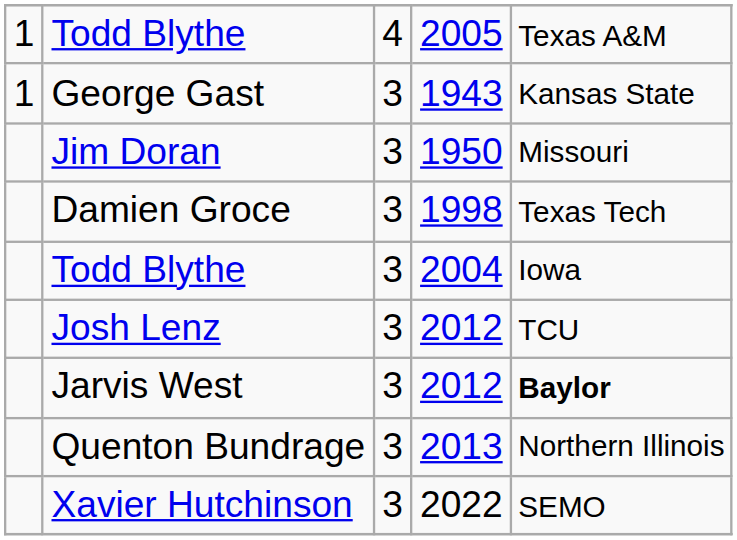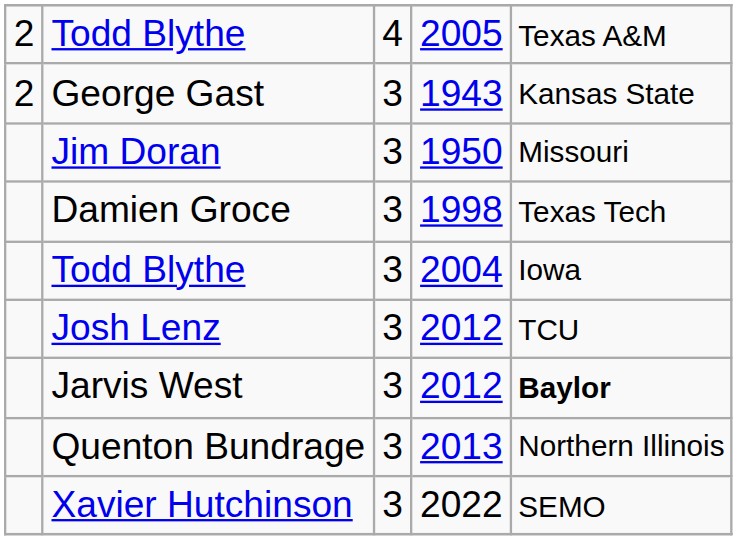(24, 33) 1 -> (24, 33) 2
(24, 92) 1 -> (24, 92) 2
